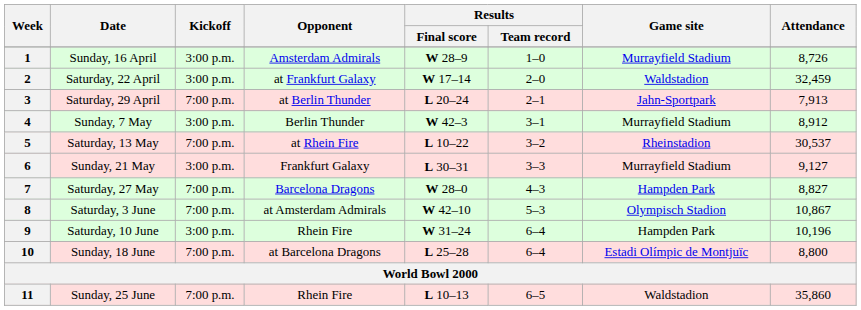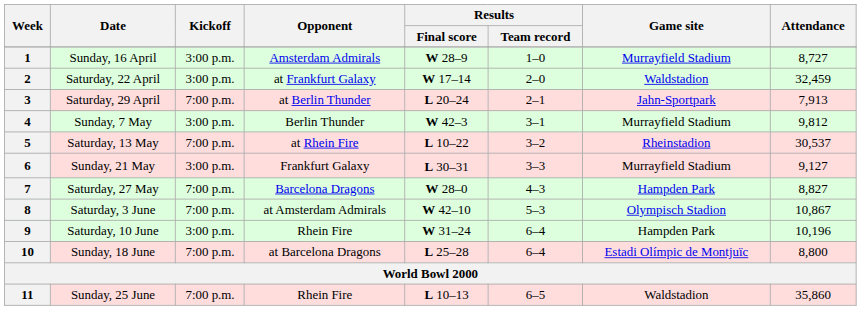(813, 57) 8,726 -> (813, 57) 8,727
(813, 121) 8,912 -> (813, 121) 9,812
